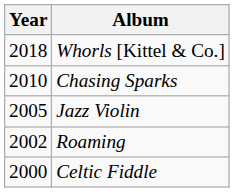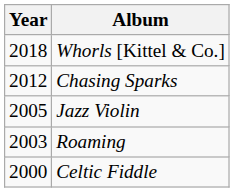(28, 80) 2010 -> (28, 80) 2012
(28, 141) 2002 -> (28, 141) 2003
